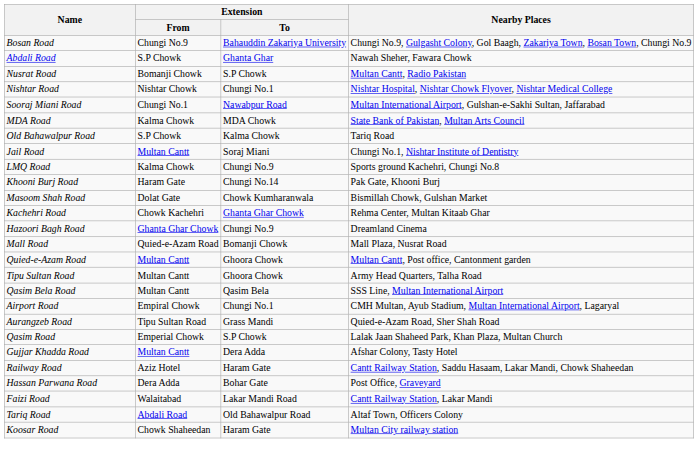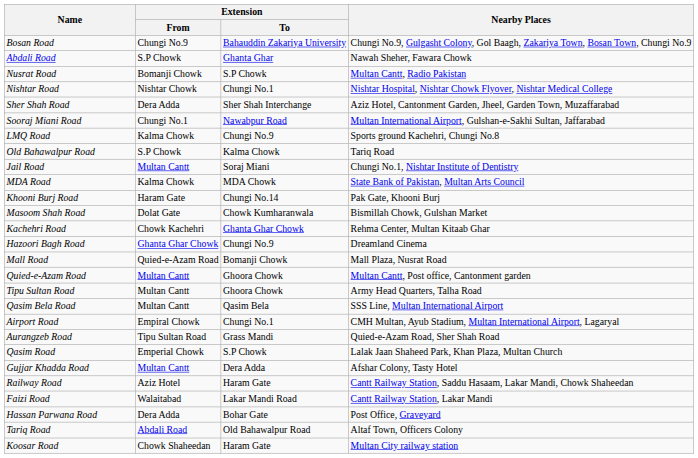+ row: (38, 105)
rows swapped: (28, 167) <-> (29, 120)
rows swapped: (28, 399) <-> (52, 383)
